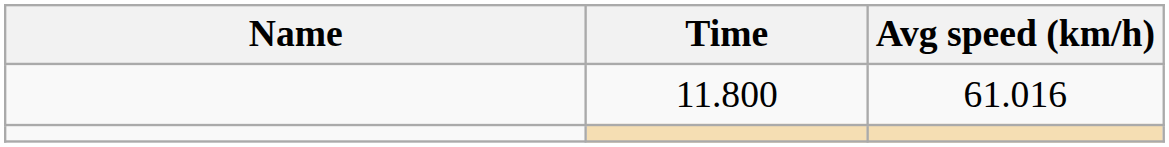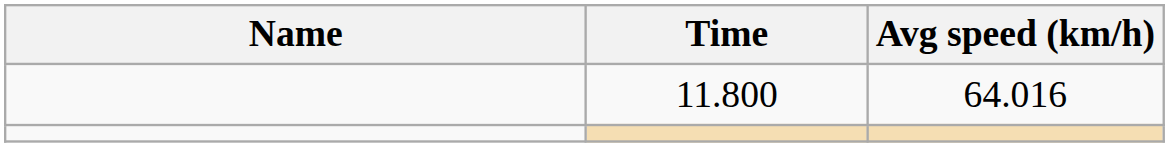(1015, 93) 61.016 -> (1015, 93) 64.016
